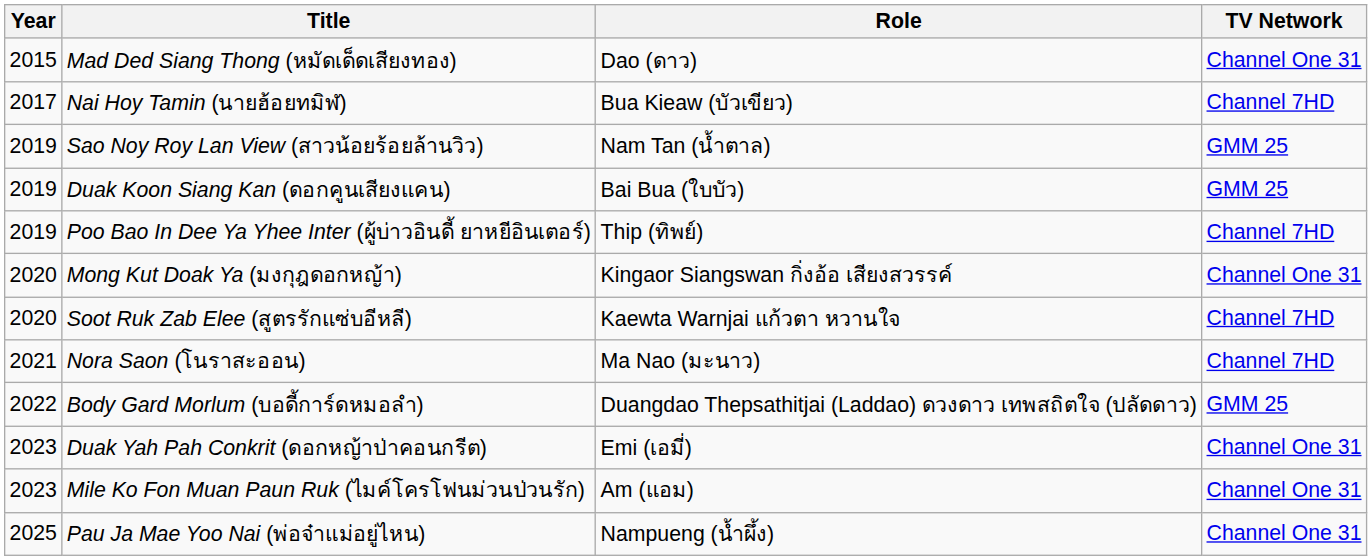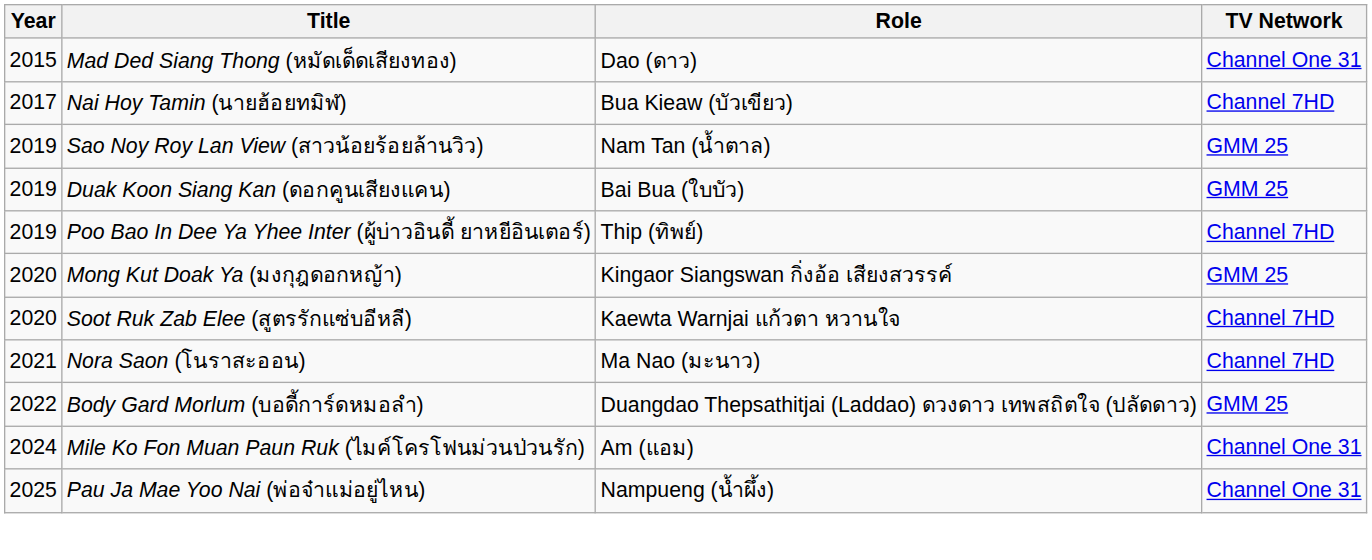(1284, 275) Channel One 31 -> (1247, 275) GMM 25
- row: (277, 447)
(33, 490) 2023 -> (33, 447) 2024
